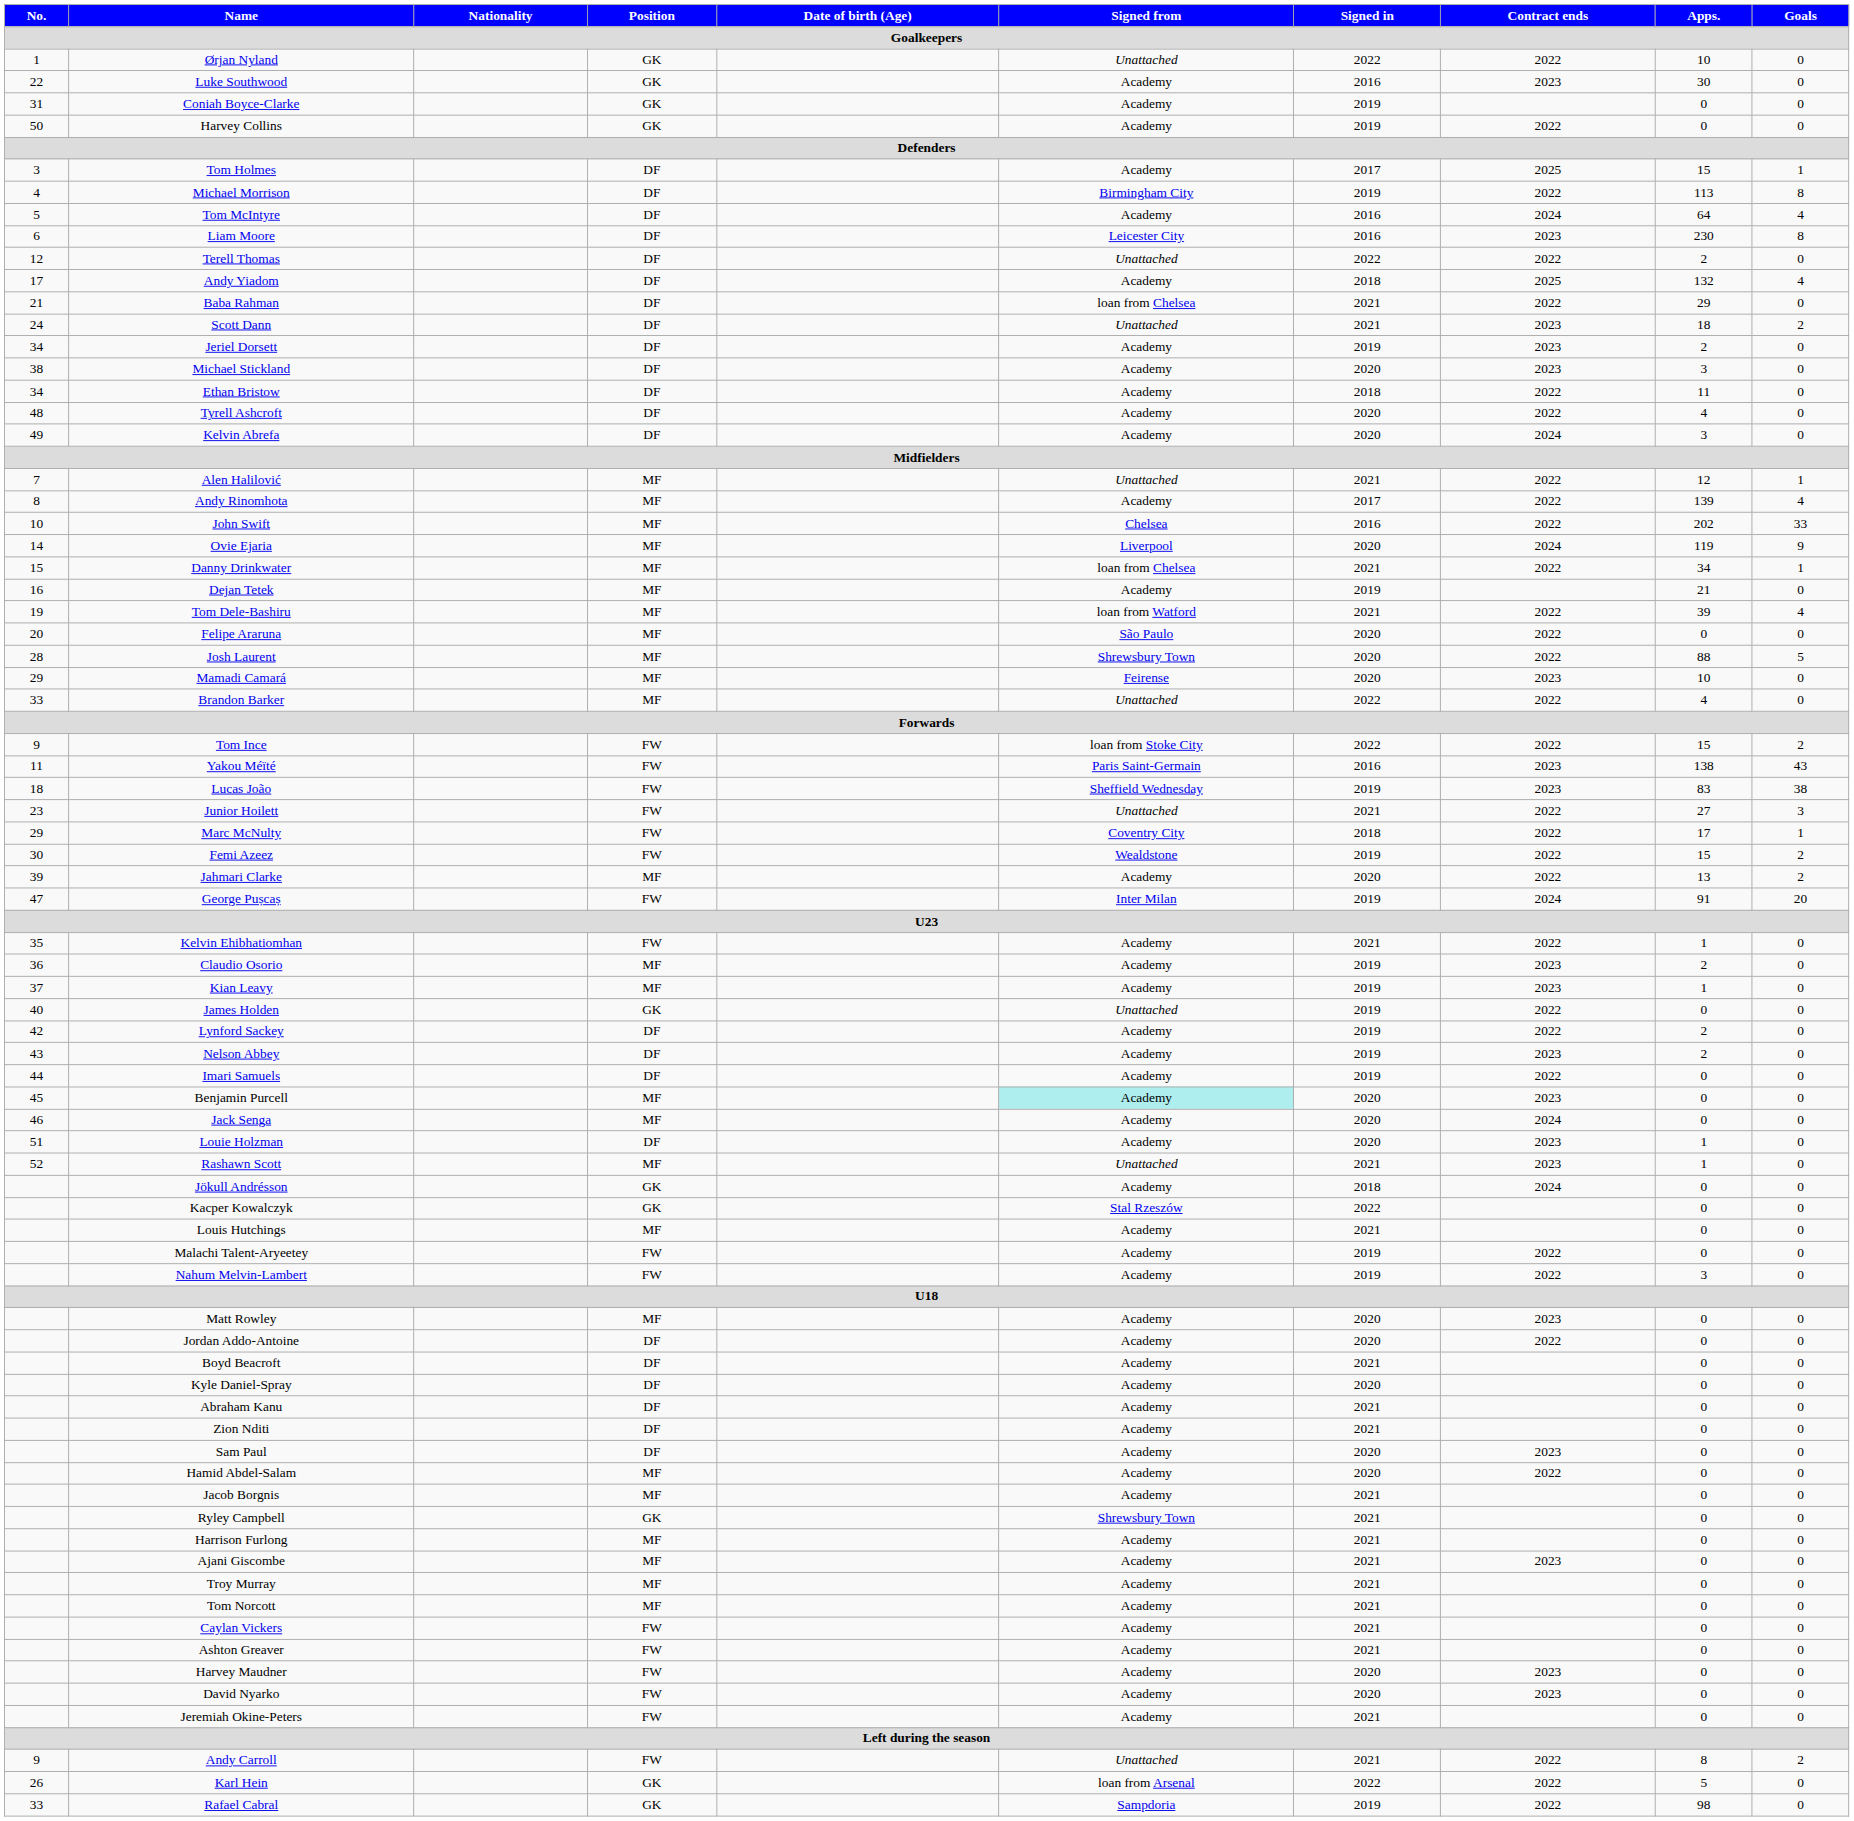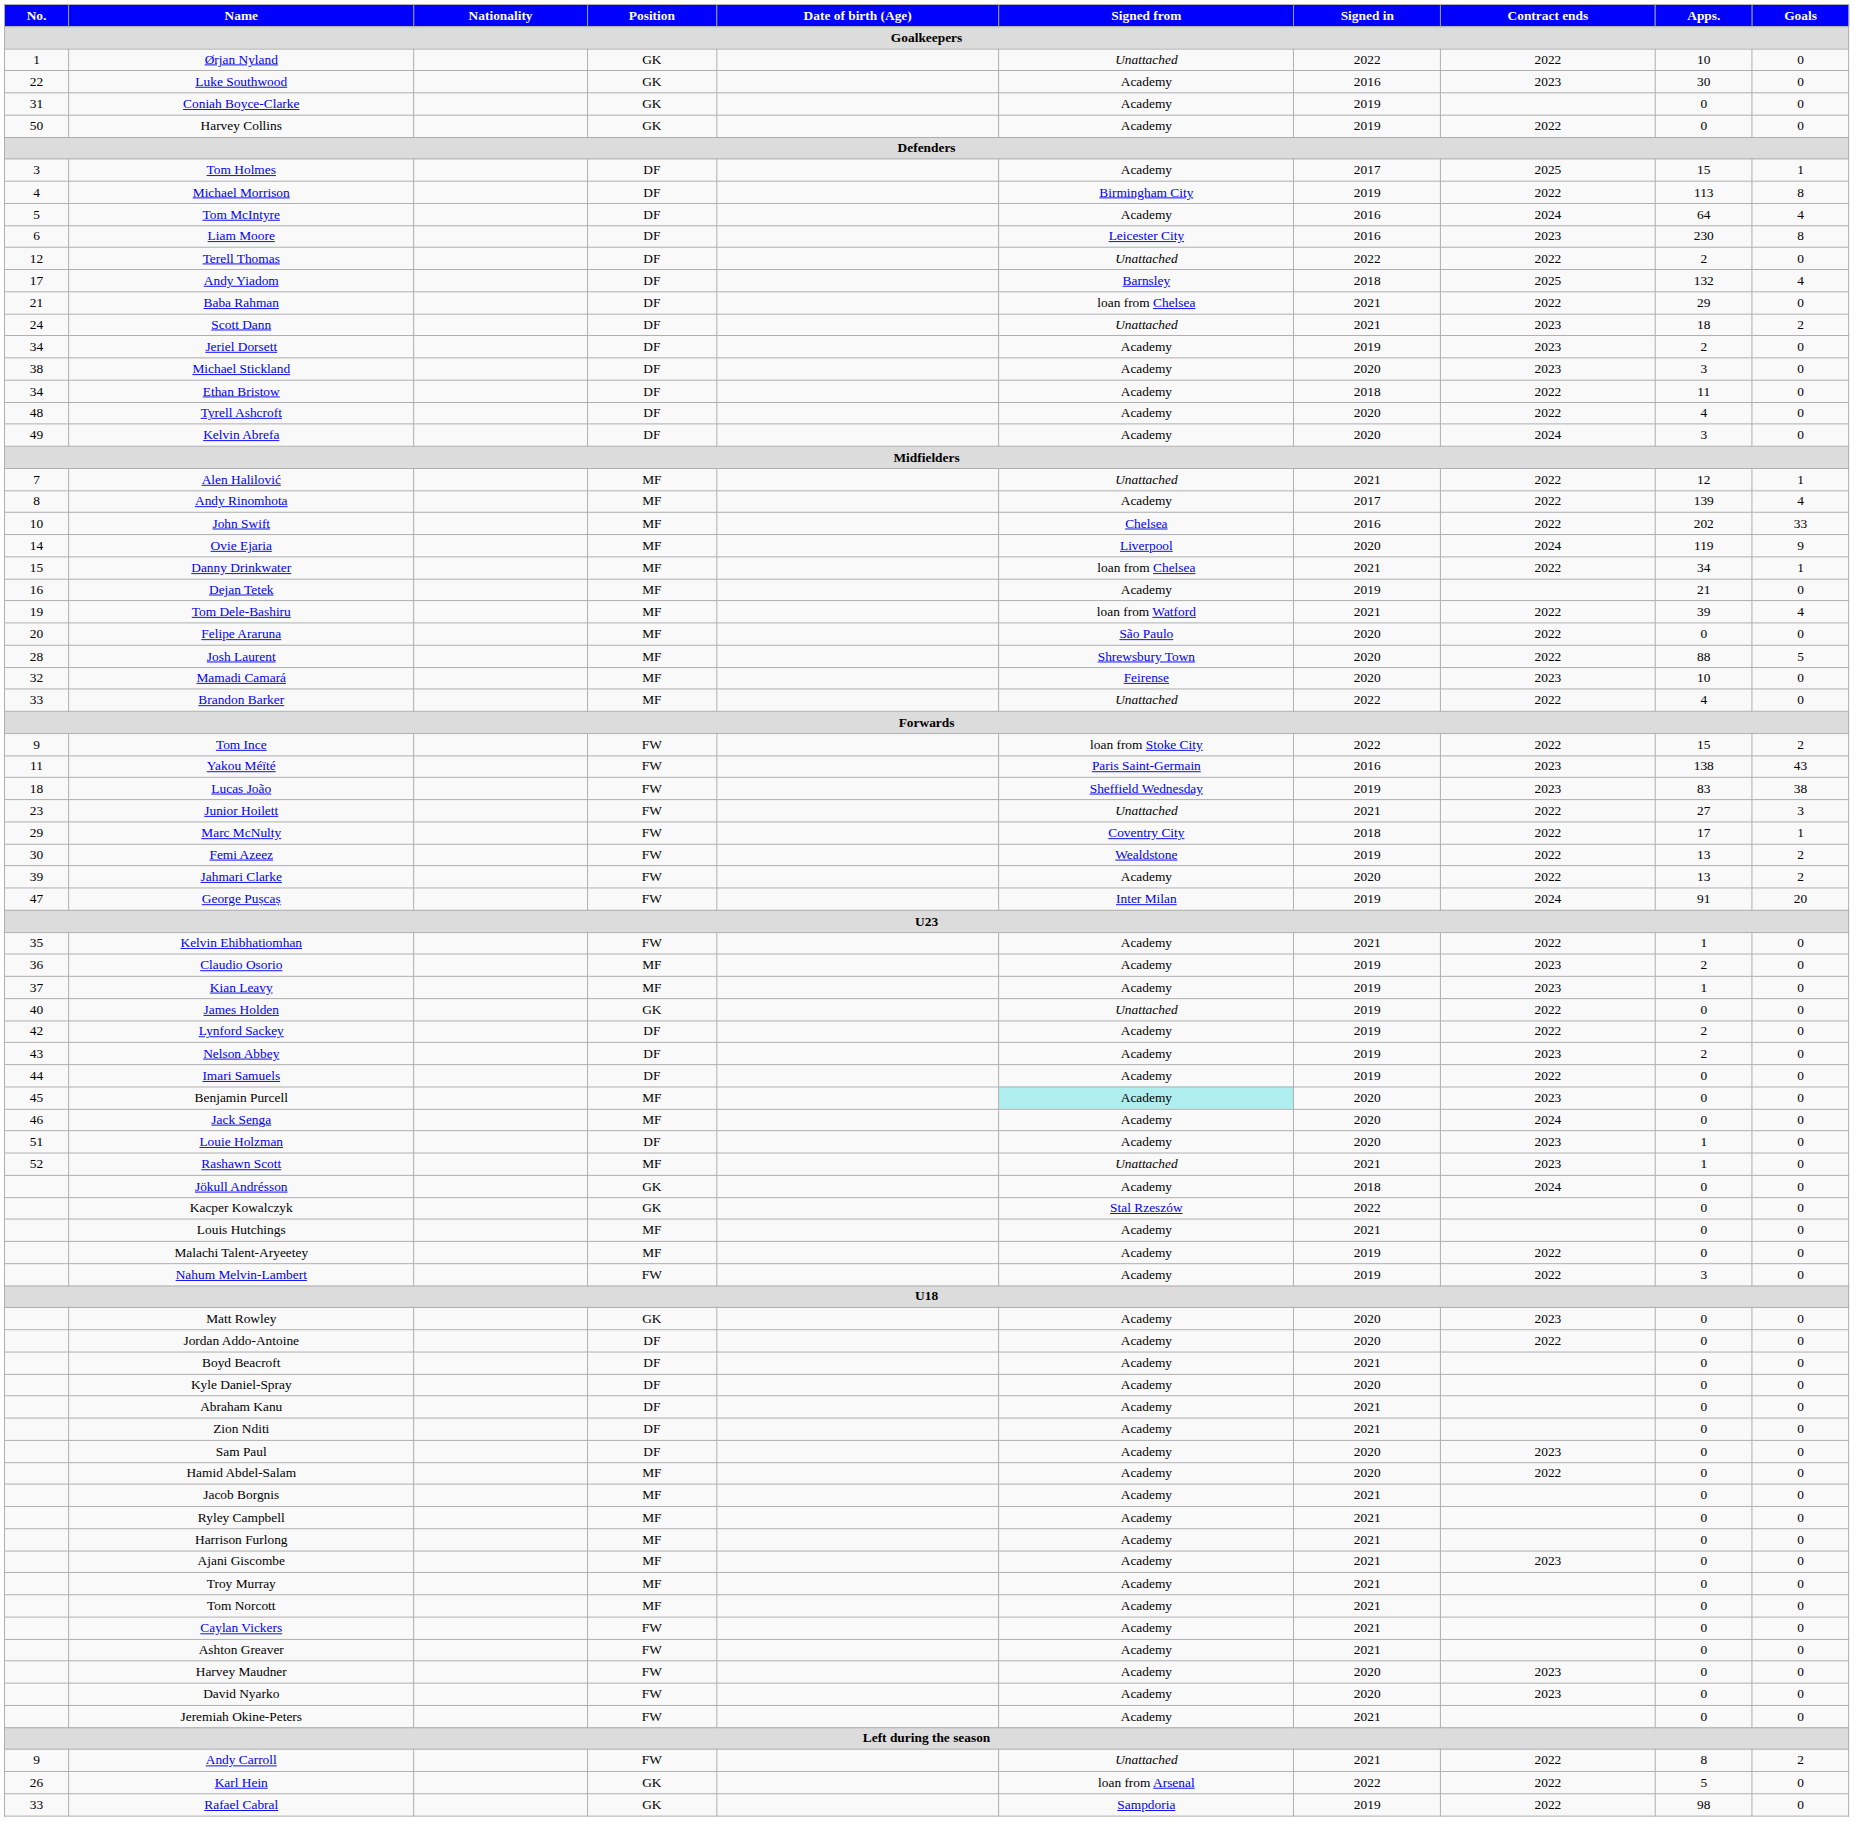(1146, 280) Academy -> (1146, 280) Barnsley
(37, 678) 29 -> (37, 678) 32
(1704, 855) 15 -> (1704, 855) 13
(652, 877) MF -> (652, 877) FW
(652, 1252) FW -> (652, 1252) MF
(652, 1319) MF -> (652, 1319) GK
(652, 1517) GK -> (652, 1517) MF
(1146, 1517) Shrewsbury Town -> (1146, 1517) Academy
